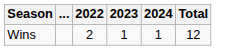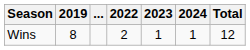+ column: (73, 14)
